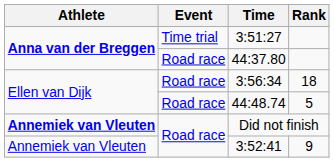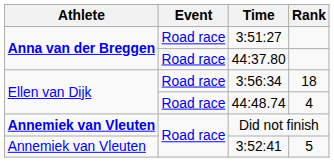(190, 38) Time trial -> (193, 38) Road race
(309, 103) 5 -> (309, 103) 4
(309, 147) 9 -> (309, 147) 5
